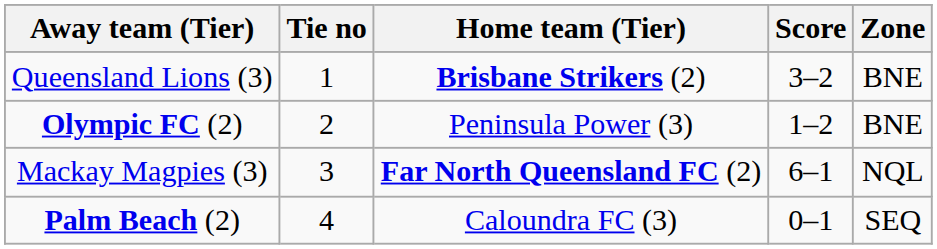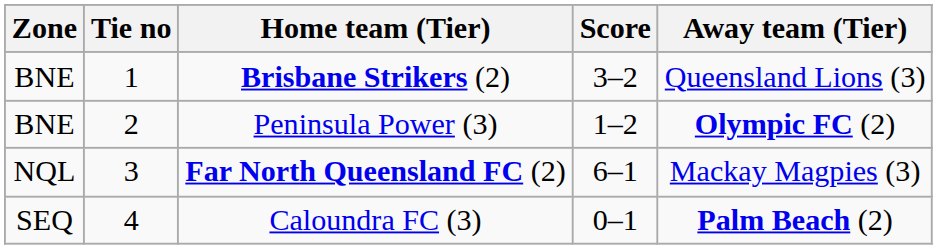columns swapped: (893, 28) <-> (142, 28)
